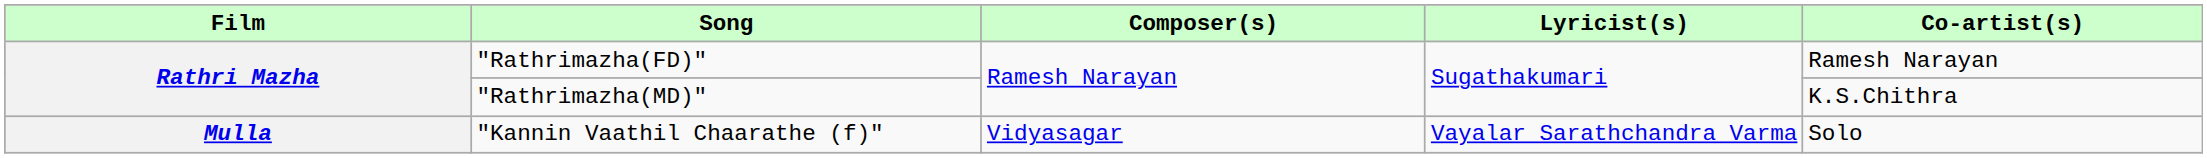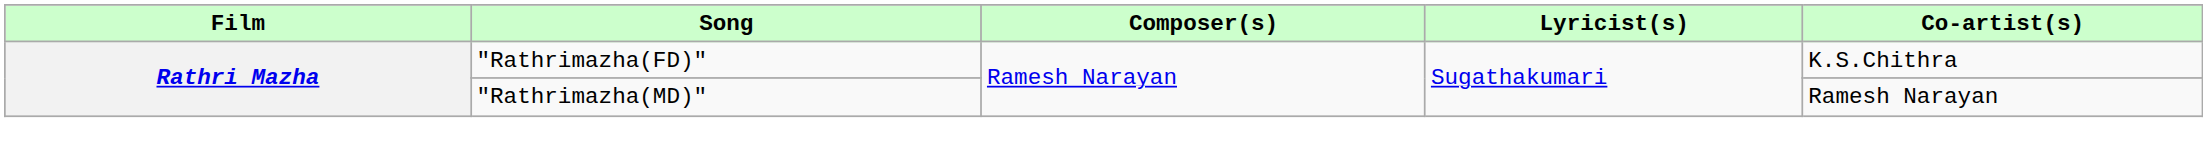(1903, 60) Ramesh Narayan -> (1883, 60) K.S.Chithra
(1883, 97) K.S.Chithra -> (1903, 97) Ramesh Narayan
- row: (680, 134)
